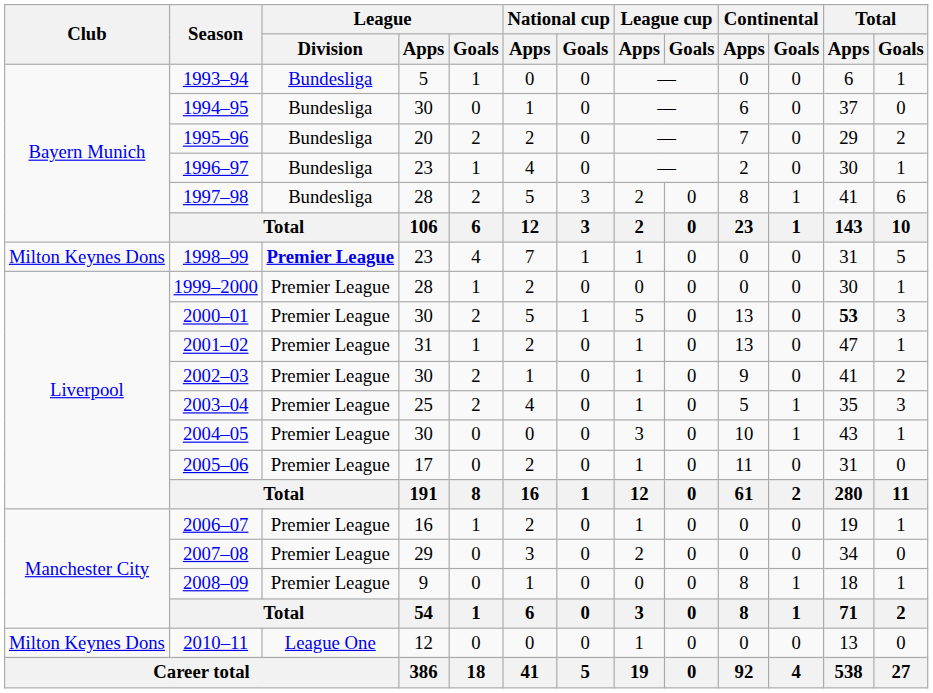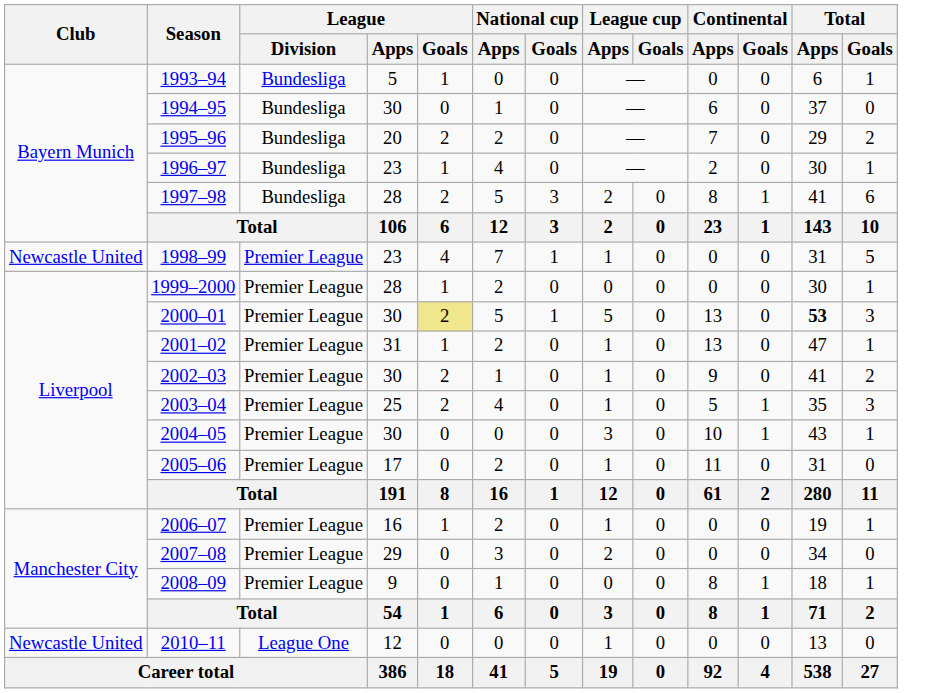(87, 256) Milton Keynes Dons -> (76, 256) Newcastle United
(330, 256) bold -> (304, 256) normal
(476, 316) no background -> (445, 316) khaki background
(87, 642) Milton Keynes Dons -> (76, 642) Newcastle United
